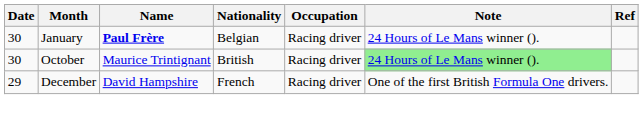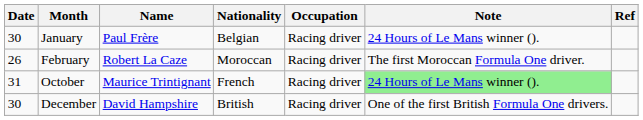(133, 37) bold -> (130, 37) normal
+ row: (65, 59)
(14, 59) 30 -> (14, 81) 31
(235, 59) British -> (236, 81) French
(14, 81) 29 -> (14, 104) 30
(236, 81) French -> (235, 104) British
